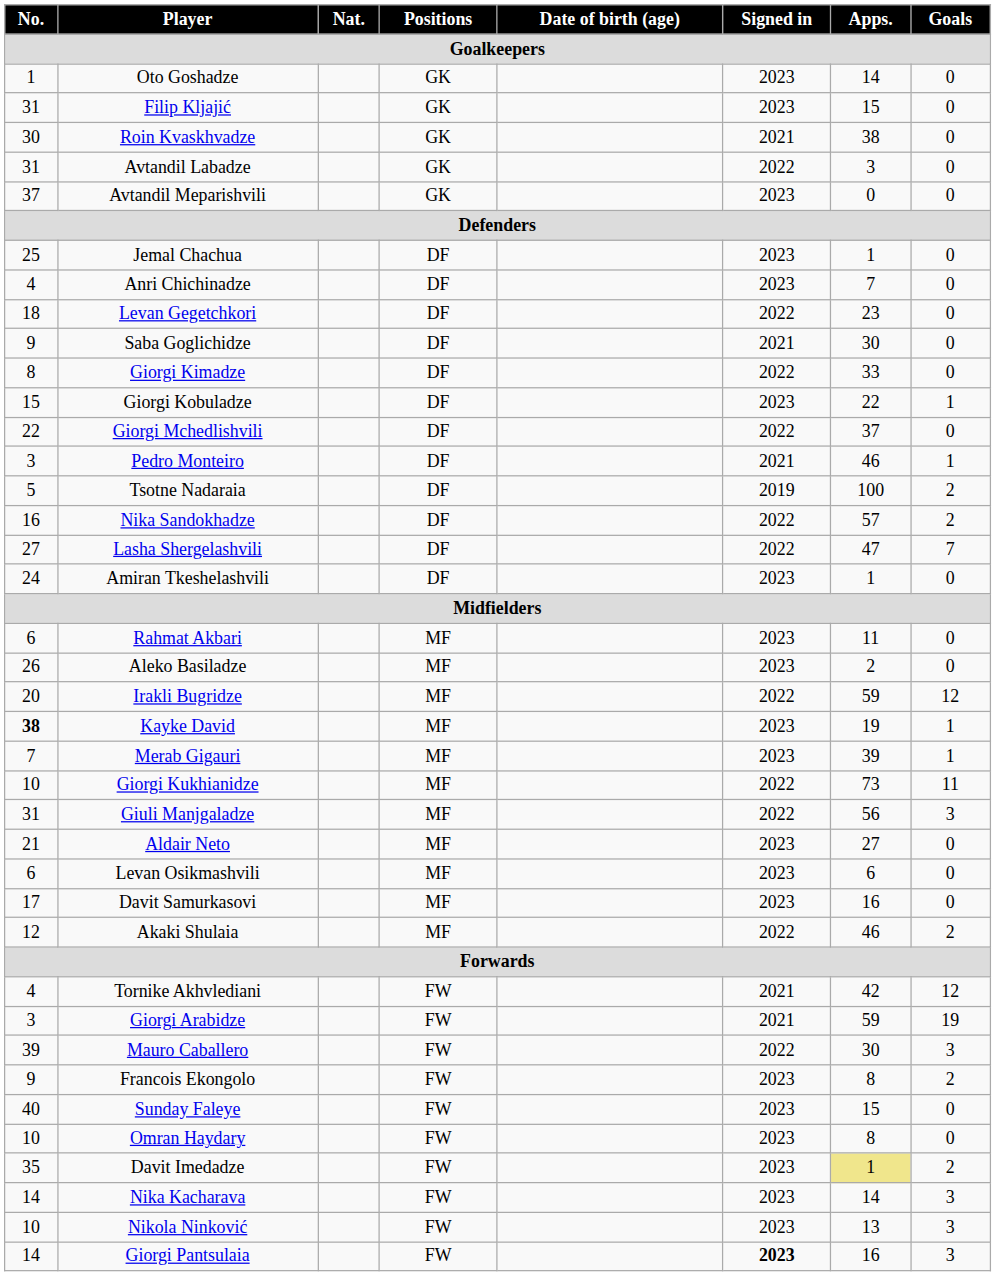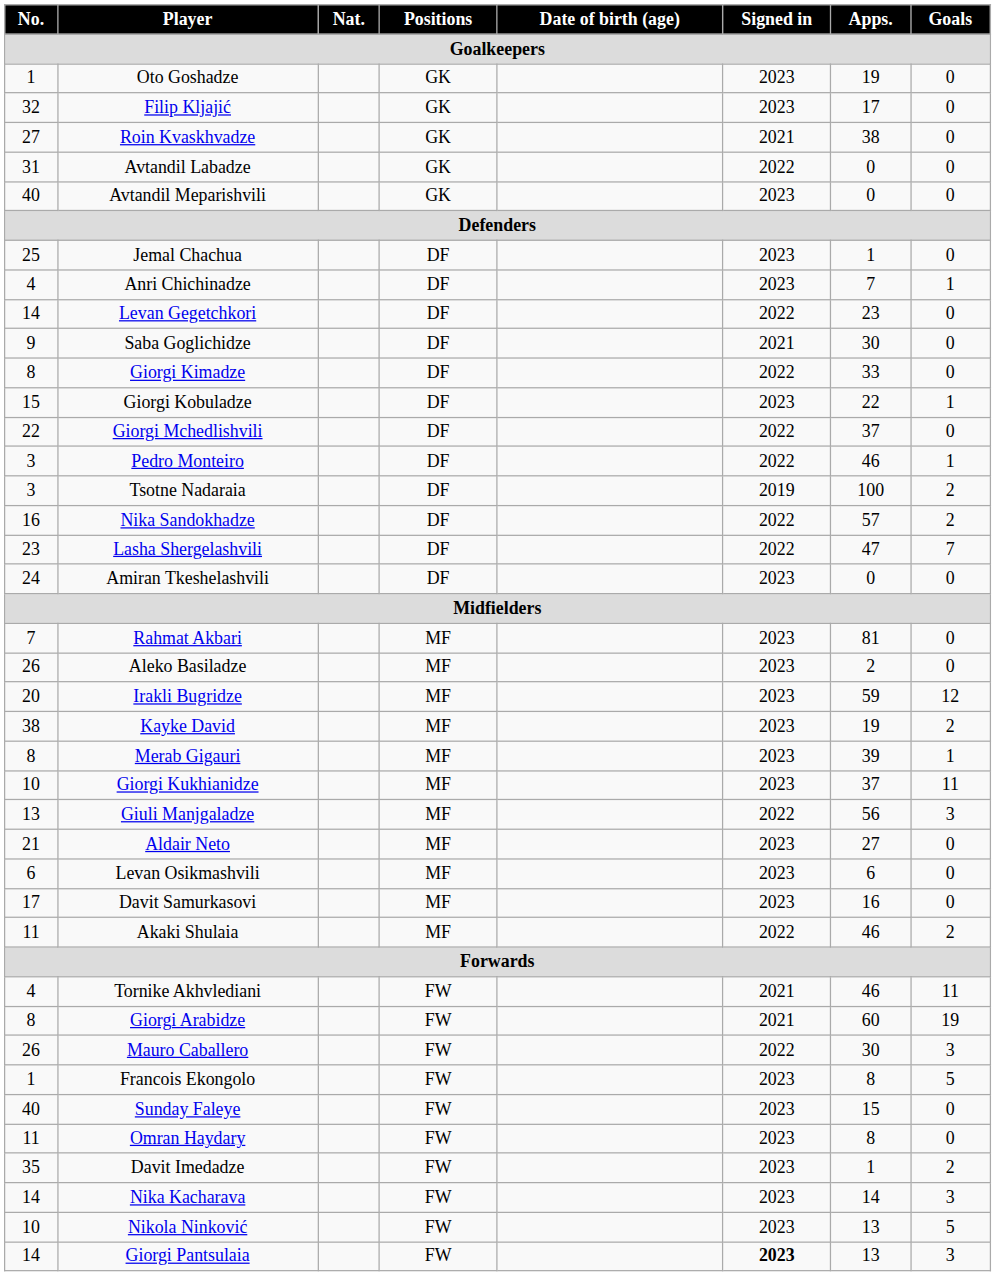(871, 78) 14 -> (871, 78) 19
(31, 107) 31 -> (31, 107) 32
(871, 107) 15 -> (871, 107) 17
(31, 137) 30 -> (31, 137) 27
(871, 166) 3 -> (871, 166) 0
(31, 196) 37 -> (31, 196) 40
(950, 284) 0 -> (950, 284) 1
(31, 314) 18 -> (31, 314) 14
(777, 461) 2021 -> (777, 461) 2022
(31, 490) 5 -> (31, 490) 3
(31, 549) 27 -> (31, 549) 23
(871, 579) 1 -> (871, 579) 0
(31, 638) 6 -> (31, 638) 7
(871, 638) 11 -> (871, 638) 81
(777, 696) 2022 -> (777, 696) 2023
(31, 726) bold -> (31, 726) normal
(950, 726) 1 -> (950, 726) 2
(31, 755) 7 -> (31, 755) 8
(777, 785) 2022 -> (777, 785) 2023
(871, 785) 73 -> (871, 785) 37
(31, 814) 31 -> (31, 814) 13
(31, 932) 12 -> (31, 932) 11
(871, 991) 42 -> (871, 991) 46
(950, 991) 12 -> (950, 991) 11
(31, 1020) 3 -> (31, 1020) 8
(871, 1020) 59 -> (871, 1020) 60
(31, 1050) 39 -> (31, 1050) 26
(31, 1079) 9 -> (31, 1079) 1
(950, 1079) 2 -> (950, 1079) 5
(31, 1138) 10 -> (31, 1138) 11
(871, 1168) khaki background -> (871, 1168) no background
(950, 1227) 3 -> (950, 1227) 5
(871, 1256) 16 -> (871, 1256) 13
